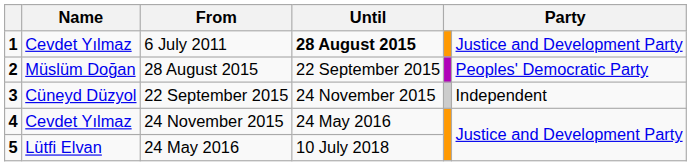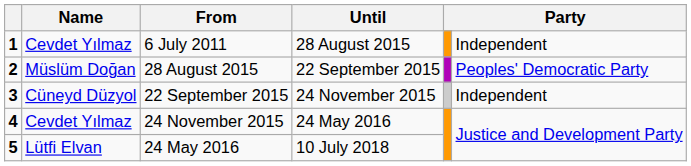(356, 44) bold -> (353, 44) normal
(569, 44) Justice and Development Party -> (501, 44) Independent
